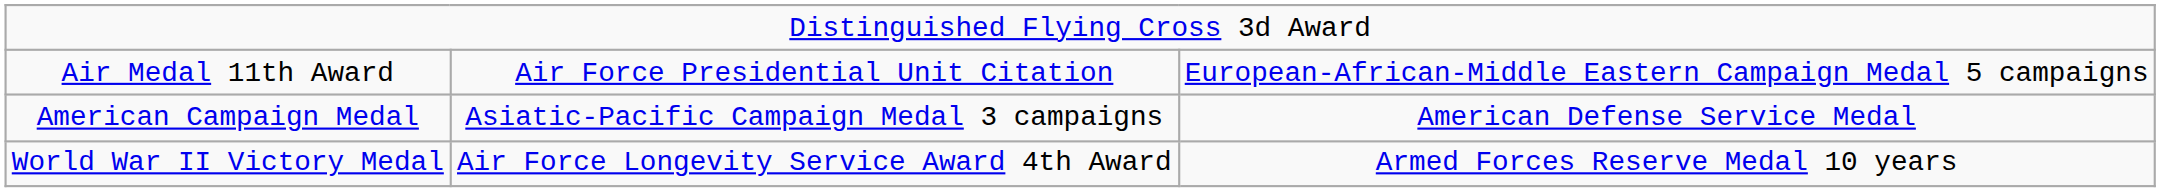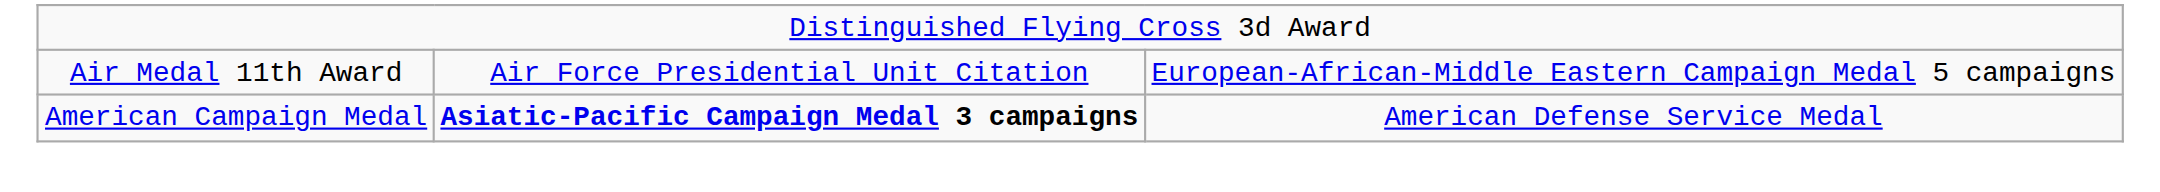(814, 118) normal -> (789, 118) bold
- row: (228, 163)
